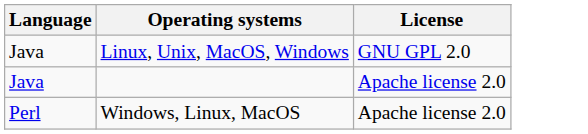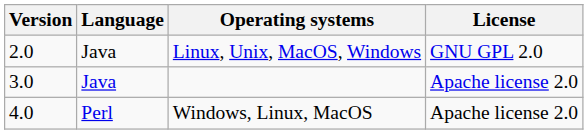+ column: (41, 19)
